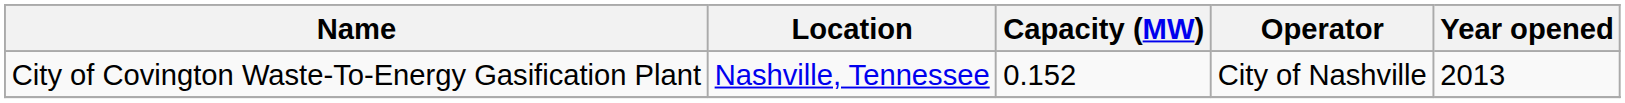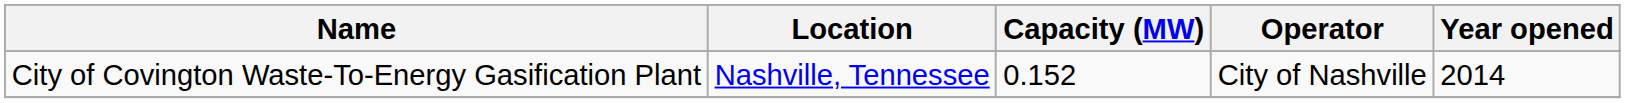(1473, 74) 2013 -> (1473, 74) 2014
